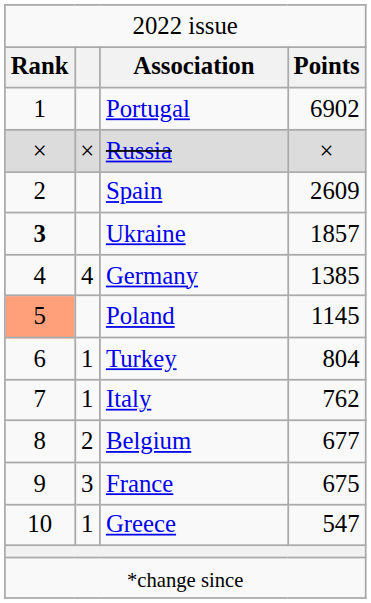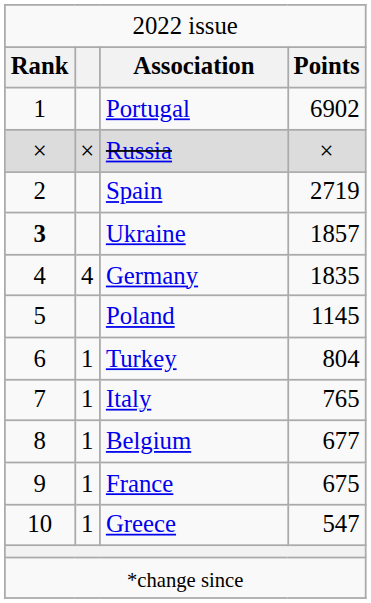(335, 191) 2609 -> (335, 191) 2719
(335, 274) 1385 -> (335, 274) 1835
(40, 316) lightsalmon background -> (40, 316) no background
(341, 399) 762 -> (341, 399) 765
(87, 441) 2 -> (87, 441) 1
(87, 482) 3 -> (87, 482) 1
